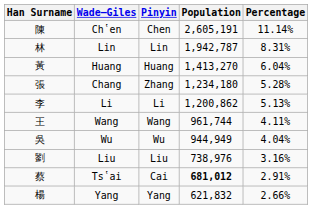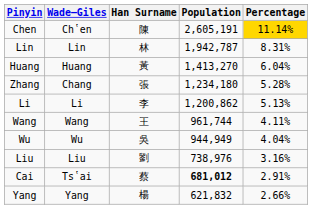columns swapped: (39, 12) <-> (159, 12)
(275, 30) no background -> (275, 30) gold background
